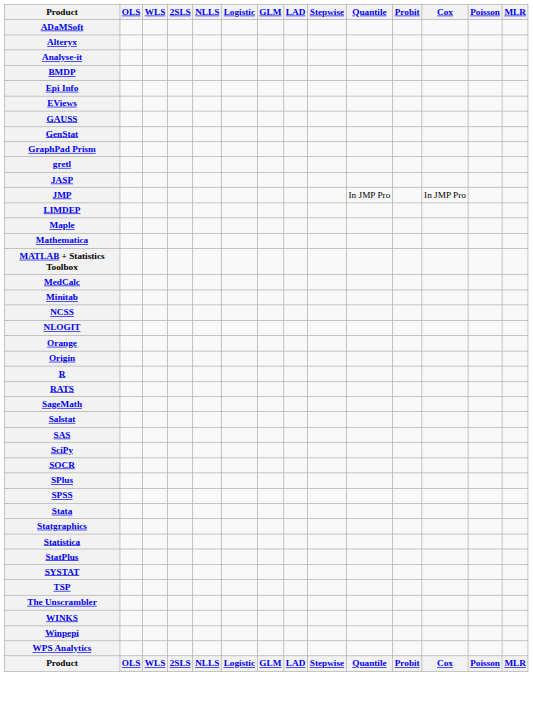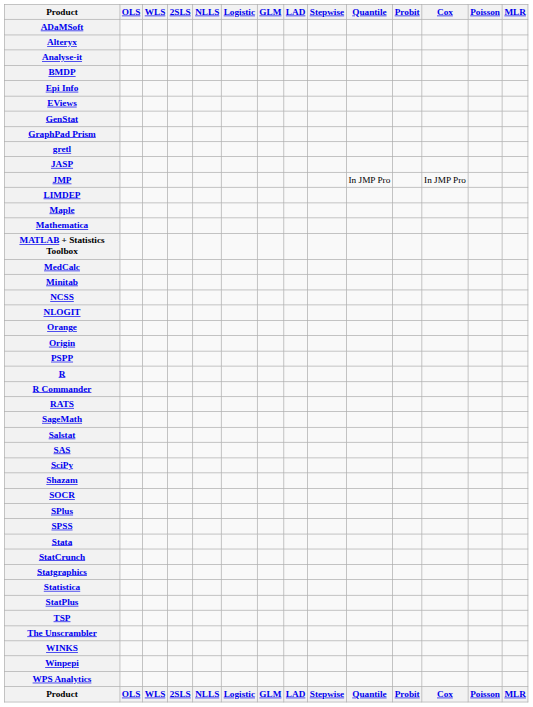- row: (62, 118)
+ row: (62, 358)
+ row: (62, 388)
+ row: (62, 480)
+ row: (62, 556)
- row: (62, 571)
